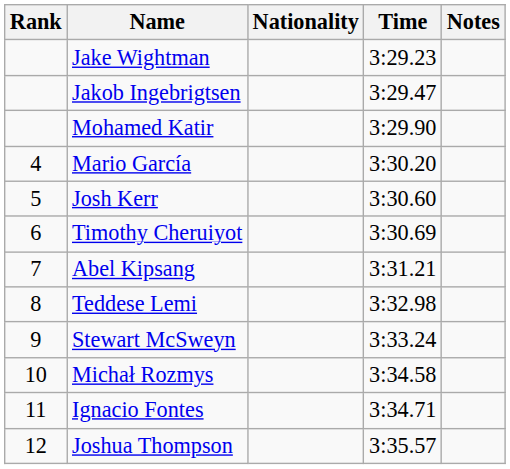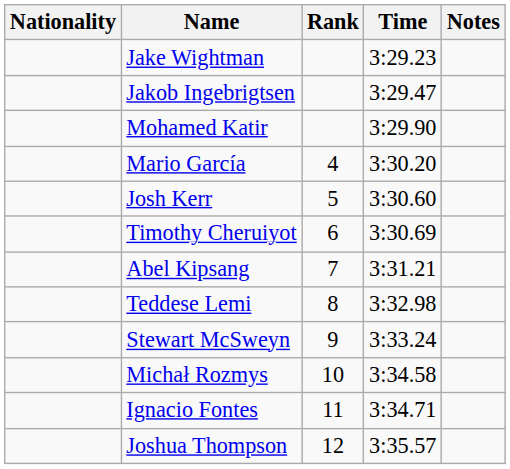columns swapped: (36, 22) <-> (306, 22)
